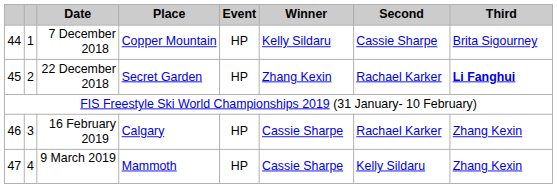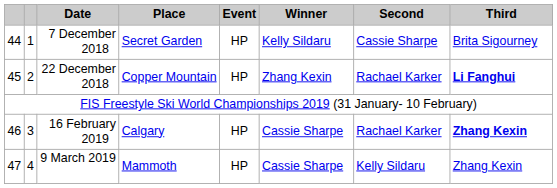(169, 41) Copper Mountain -> (162, 41) Secret Garden
(162, 76) Secret Garden -> (169, 76) Copper Mountain
(487, 131) normal -> (490, 131) bold
